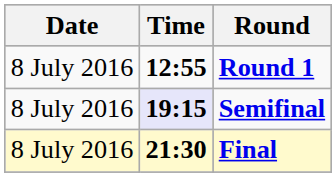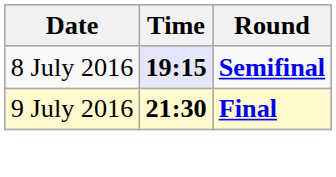- row: (267, 66)
(72, 150) 8 July 2016 -> (72, 108) 9 July 2016
